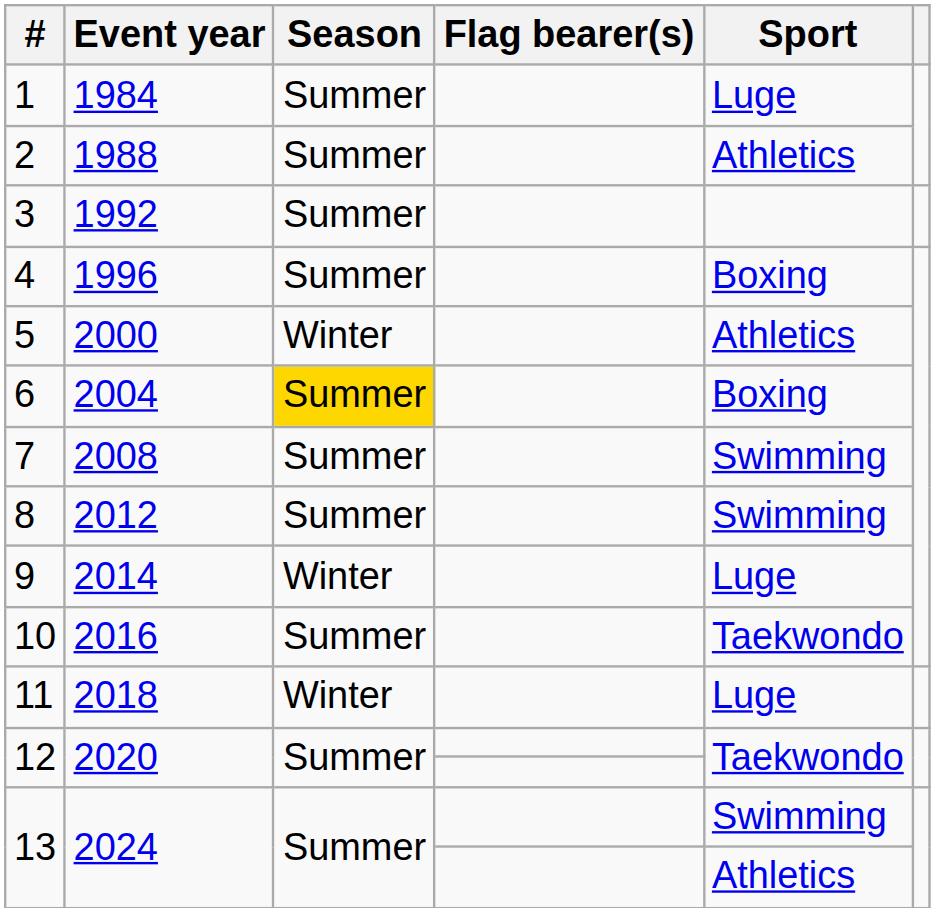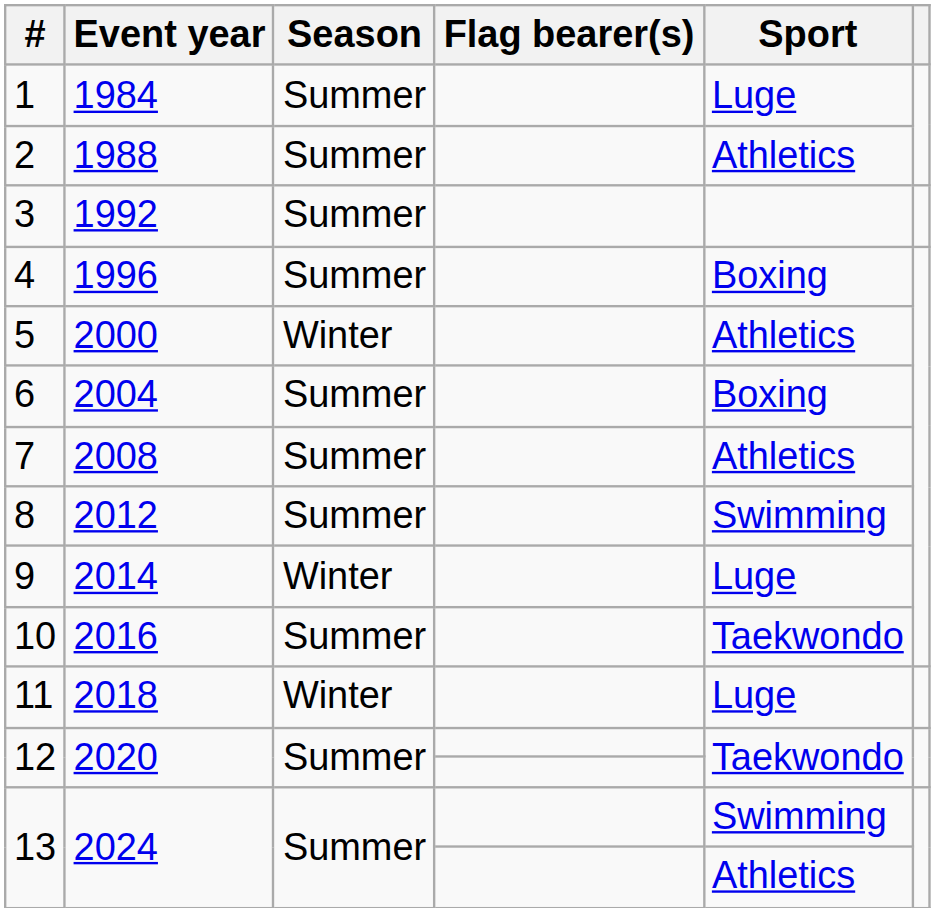(355, 395) gold background -> (355, 395) no background
(799, 455) Swimming -> (784, 455) Athletics
